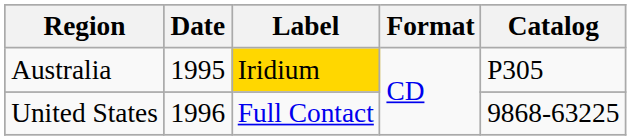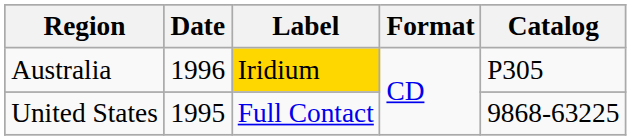(198, 69) 1995 -> (198, 69) 1996
(198, 112) 1996 -> (198, 112) 1995
